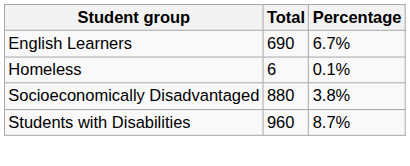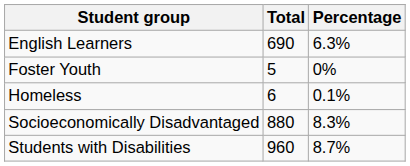(331, 43) 6.7% -> (331, 43) 6.3%
+ row: (55, 69)
(331, 95) 3.8% -> (331, 122) 8.3%
